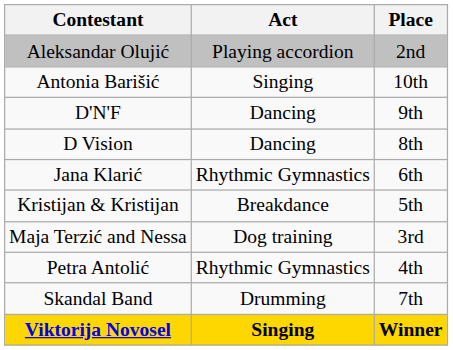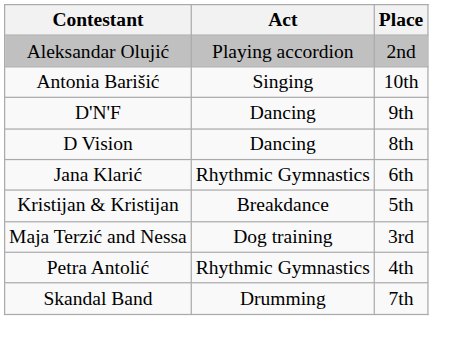- row: (98, 329)
